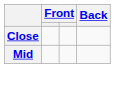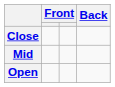+ row: (23, 72)
